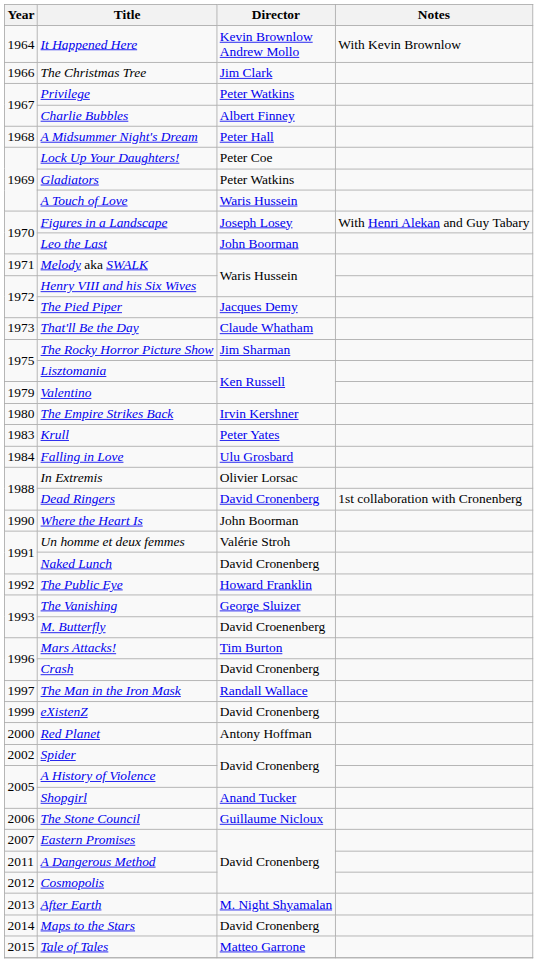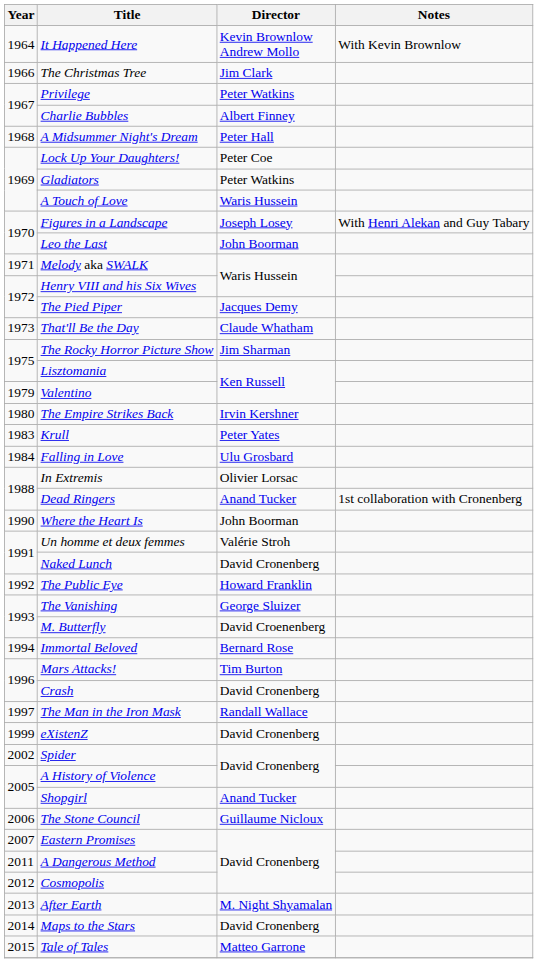(269, 499) David Cronenberg -> (258, 499) Anand Tucker
+ row: (89, 648)
- row: (70, 733)
